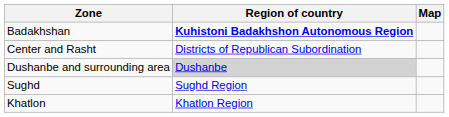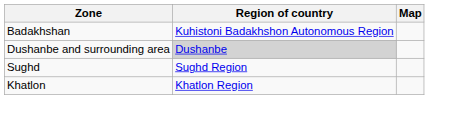(294, 31) bold -> (284, 31) normal
- row: (51, 49)
